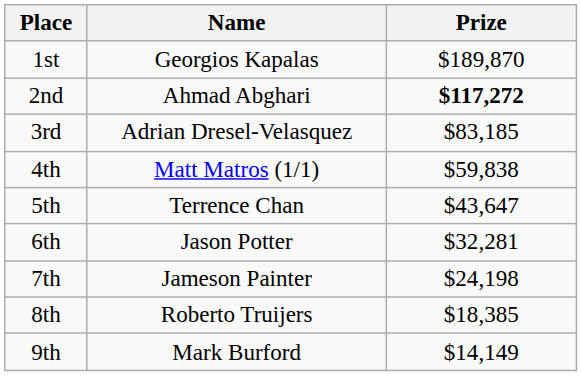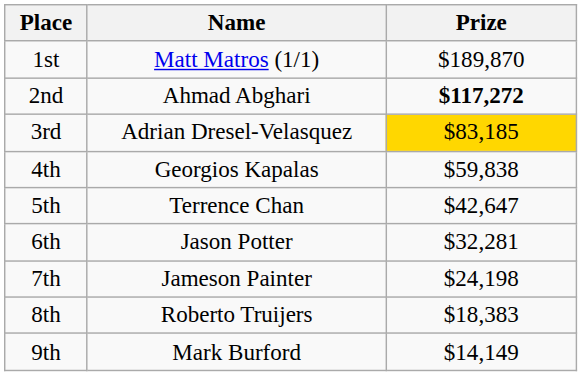(237, 59) Georgios Kapalas -> (237, 59) Matt Matros (1/1)
(481, 132) no background -> (481, 132) gold background
(237, 168) Matt Matros (1/1) -> (237, 168) Georgios Kapalas
(481, 205) $43,647 -> (481, 205) $42,647
(481, 315) $18,385 -> (481, 315) $18,383
